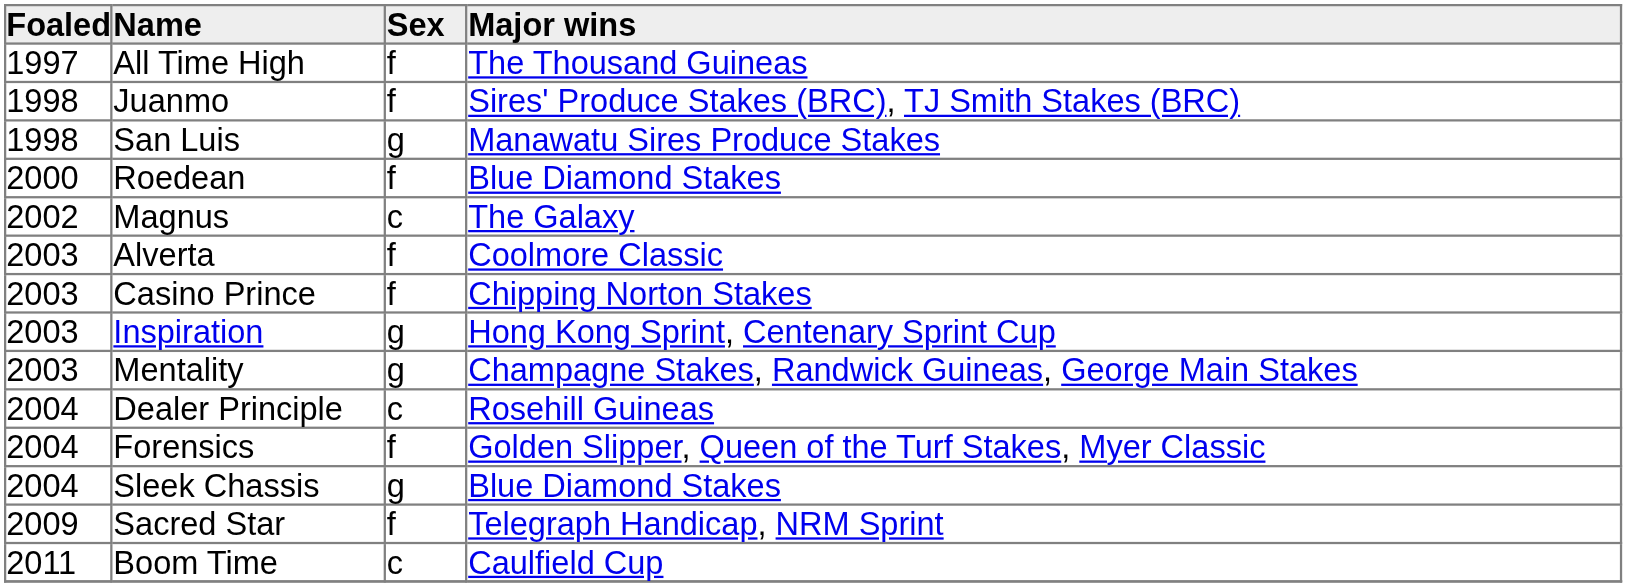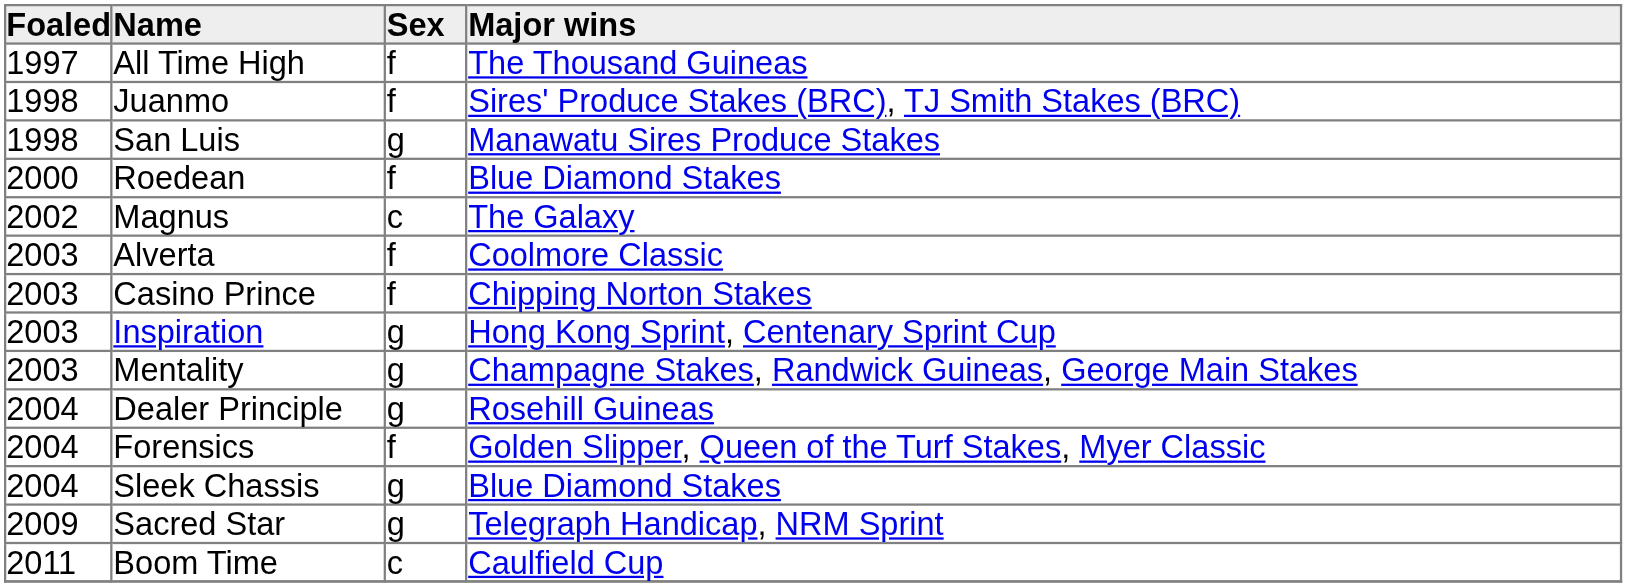(395, 409) c -> (396, 409) g
(391, 524) f -> (396, 524) g
